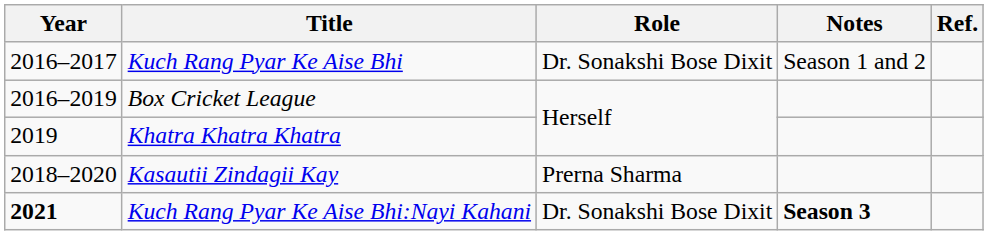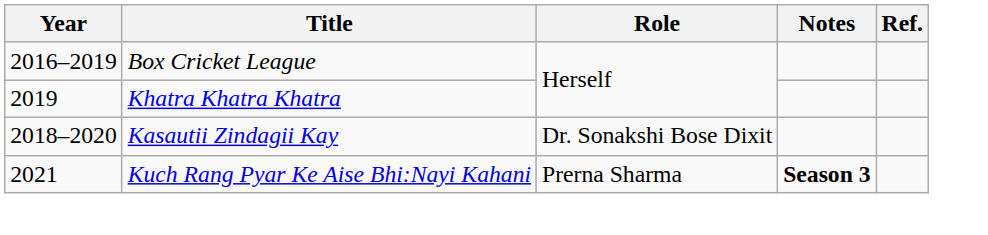- row: (265, 60)
(612, 173) Prerna Sharma -> (657, 135) Dr. Sonakshi Bose Dixit
(34, 211) bold -> (34, 173) normal
(657, 211) Dr. Sonakshi Bose Dixit -> (612, 173) Prerna Sharma
